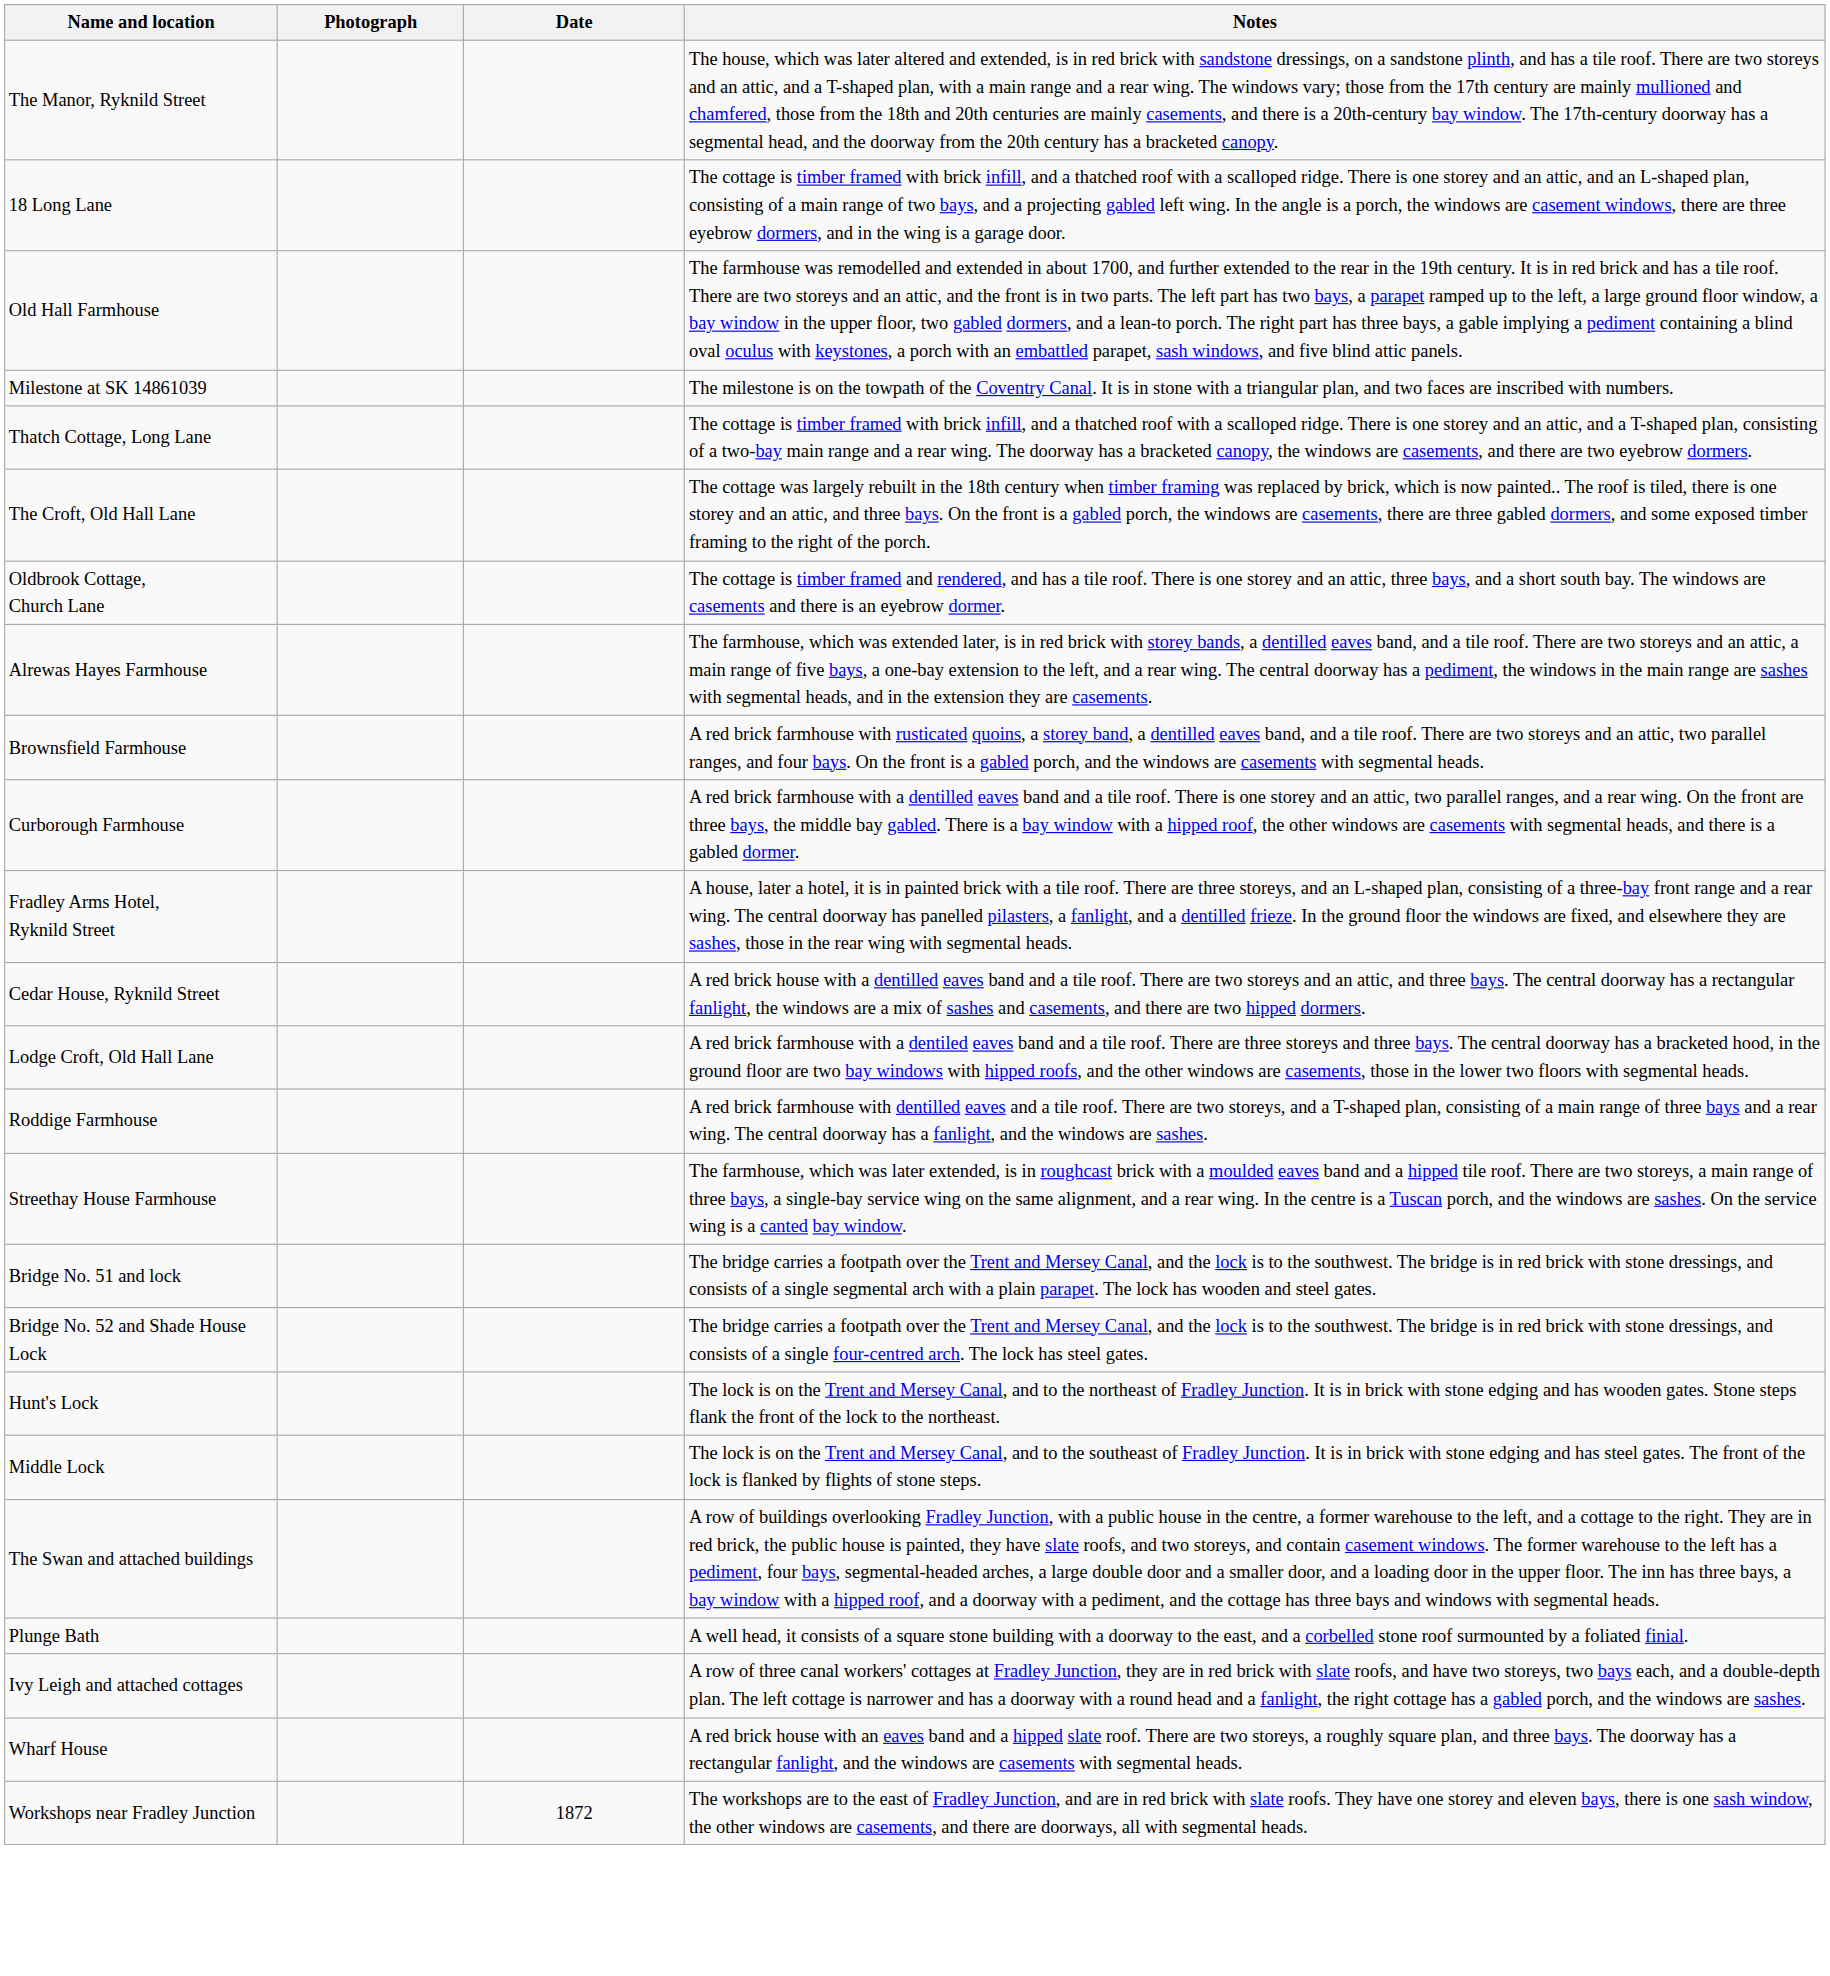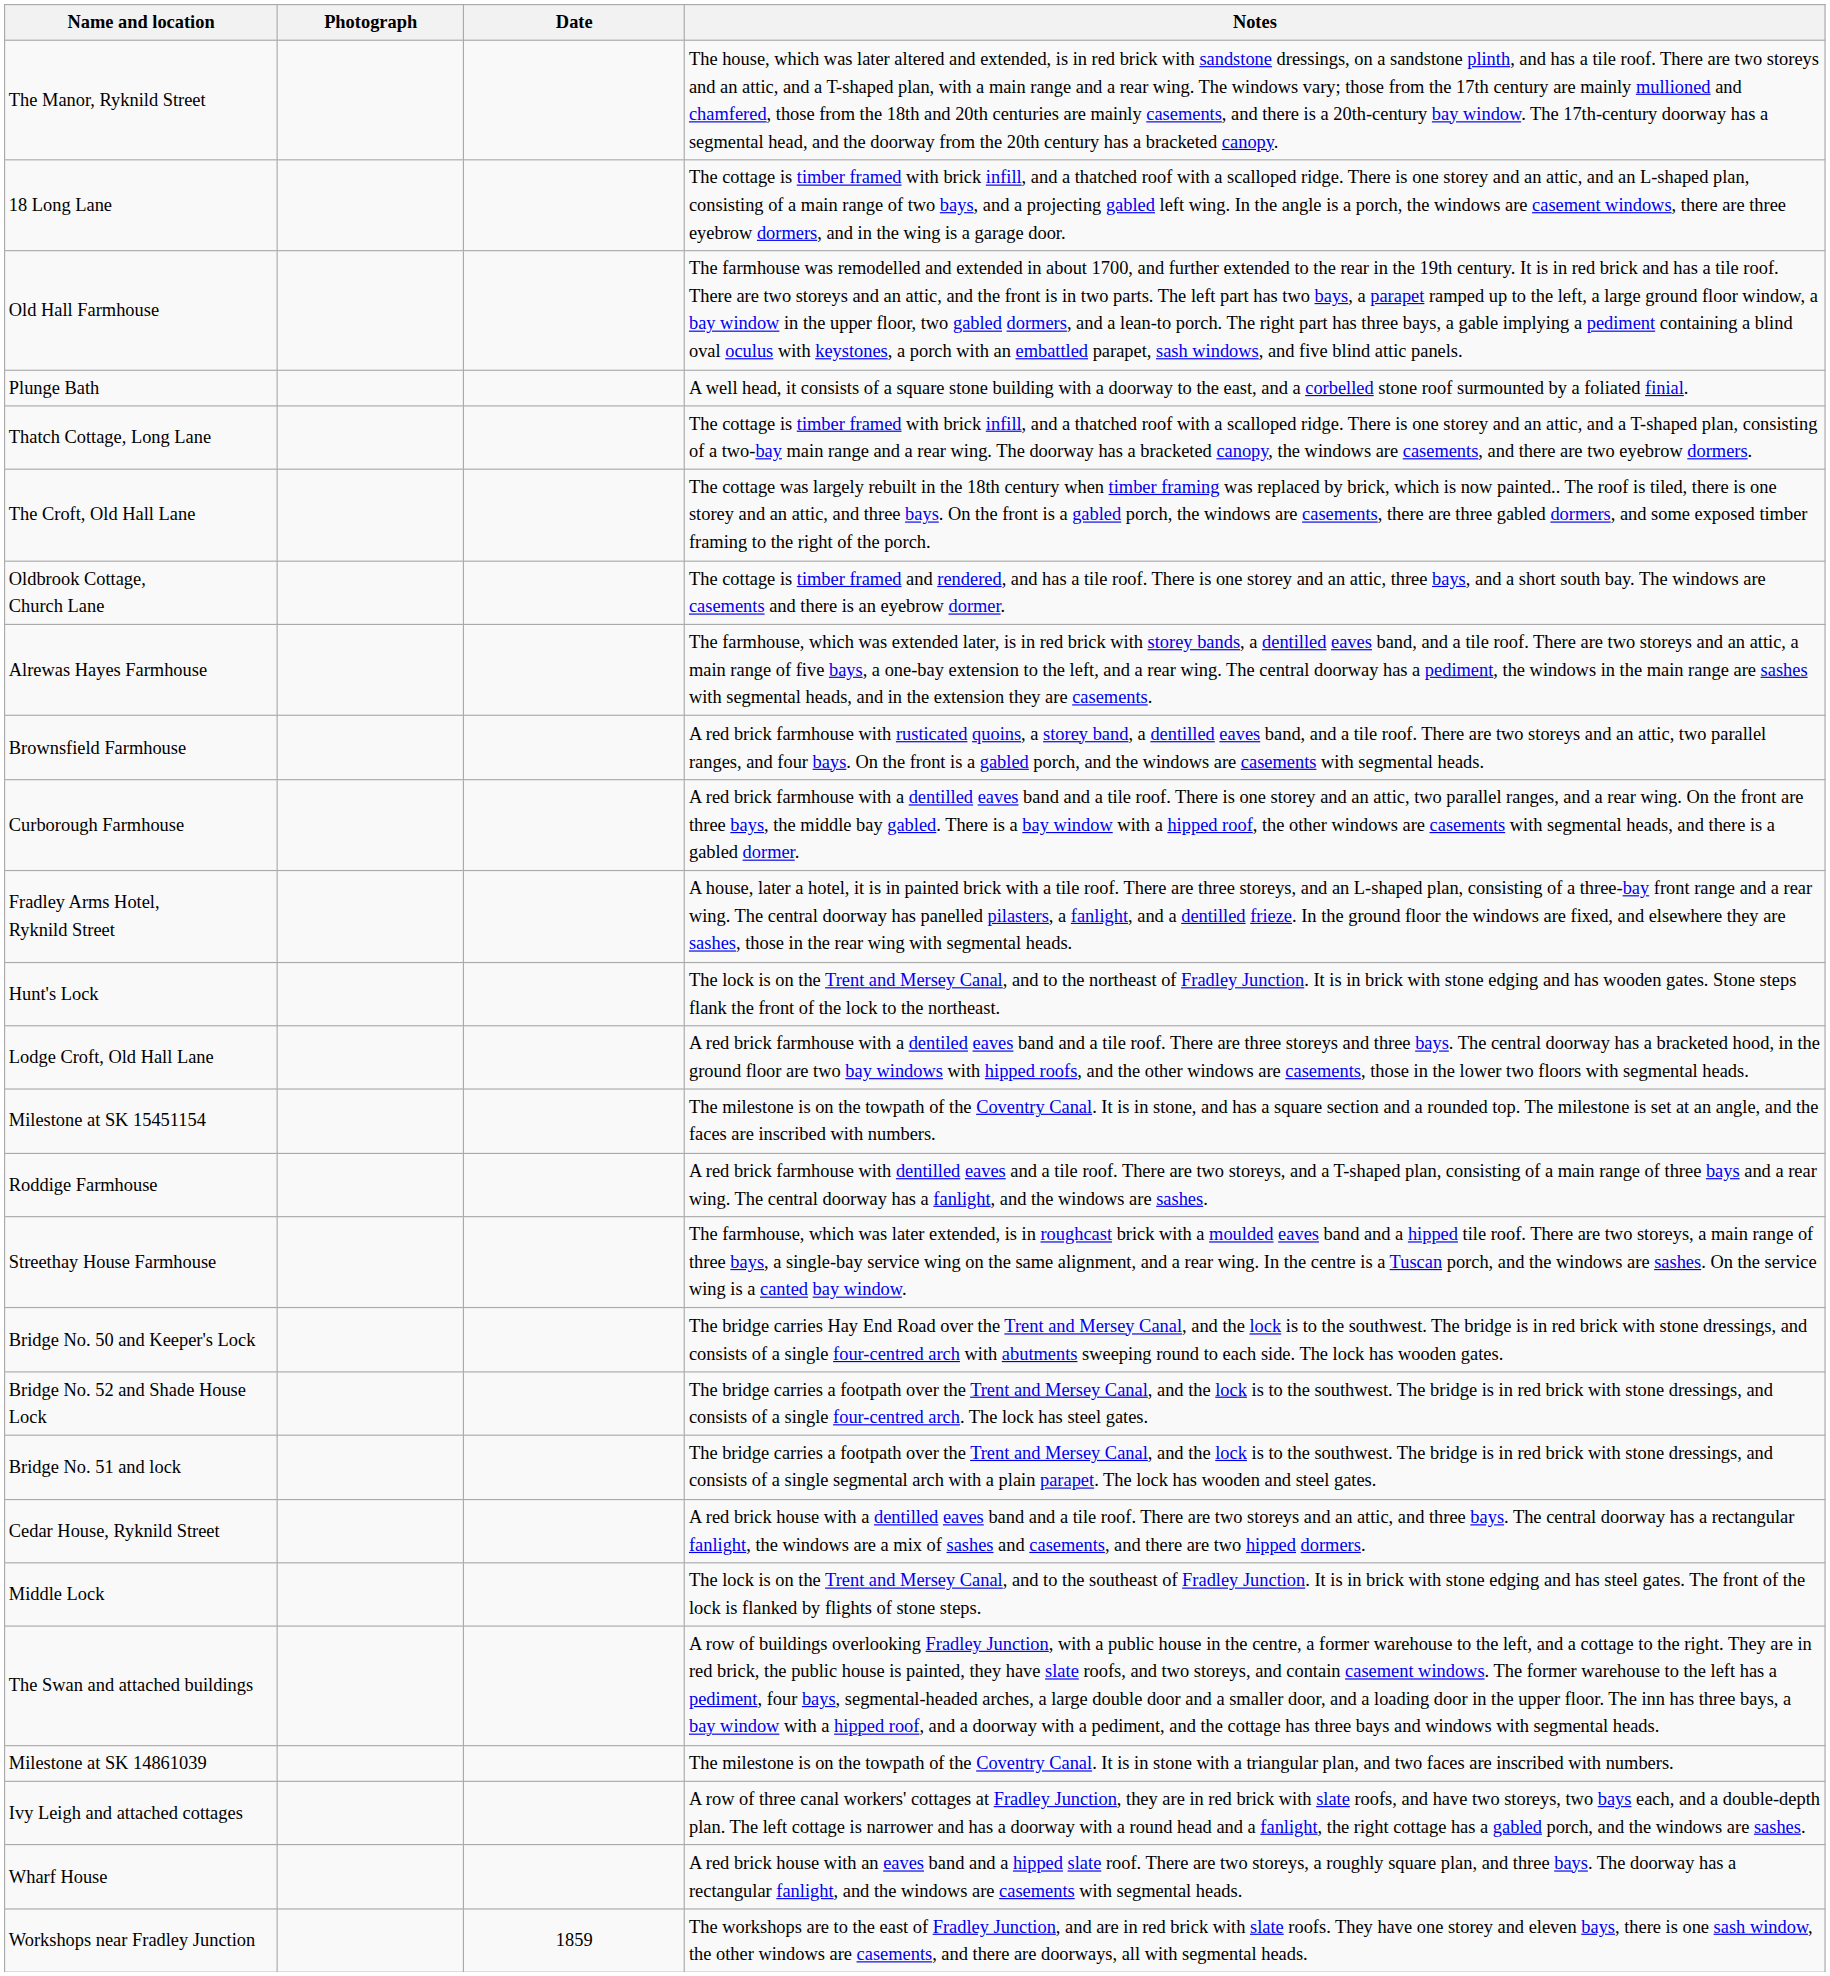rows swapped: (54, 1635) <-> (108, 387)
rows swapped: (114, 993) <-> (54, 1403)
+ row: (107, 1121)
+ row: (132, 1339)
rows swapped: (95, 1276) <-> (127, 1339)
(574, 1813) 1872 -> (574, 1940) 1859
